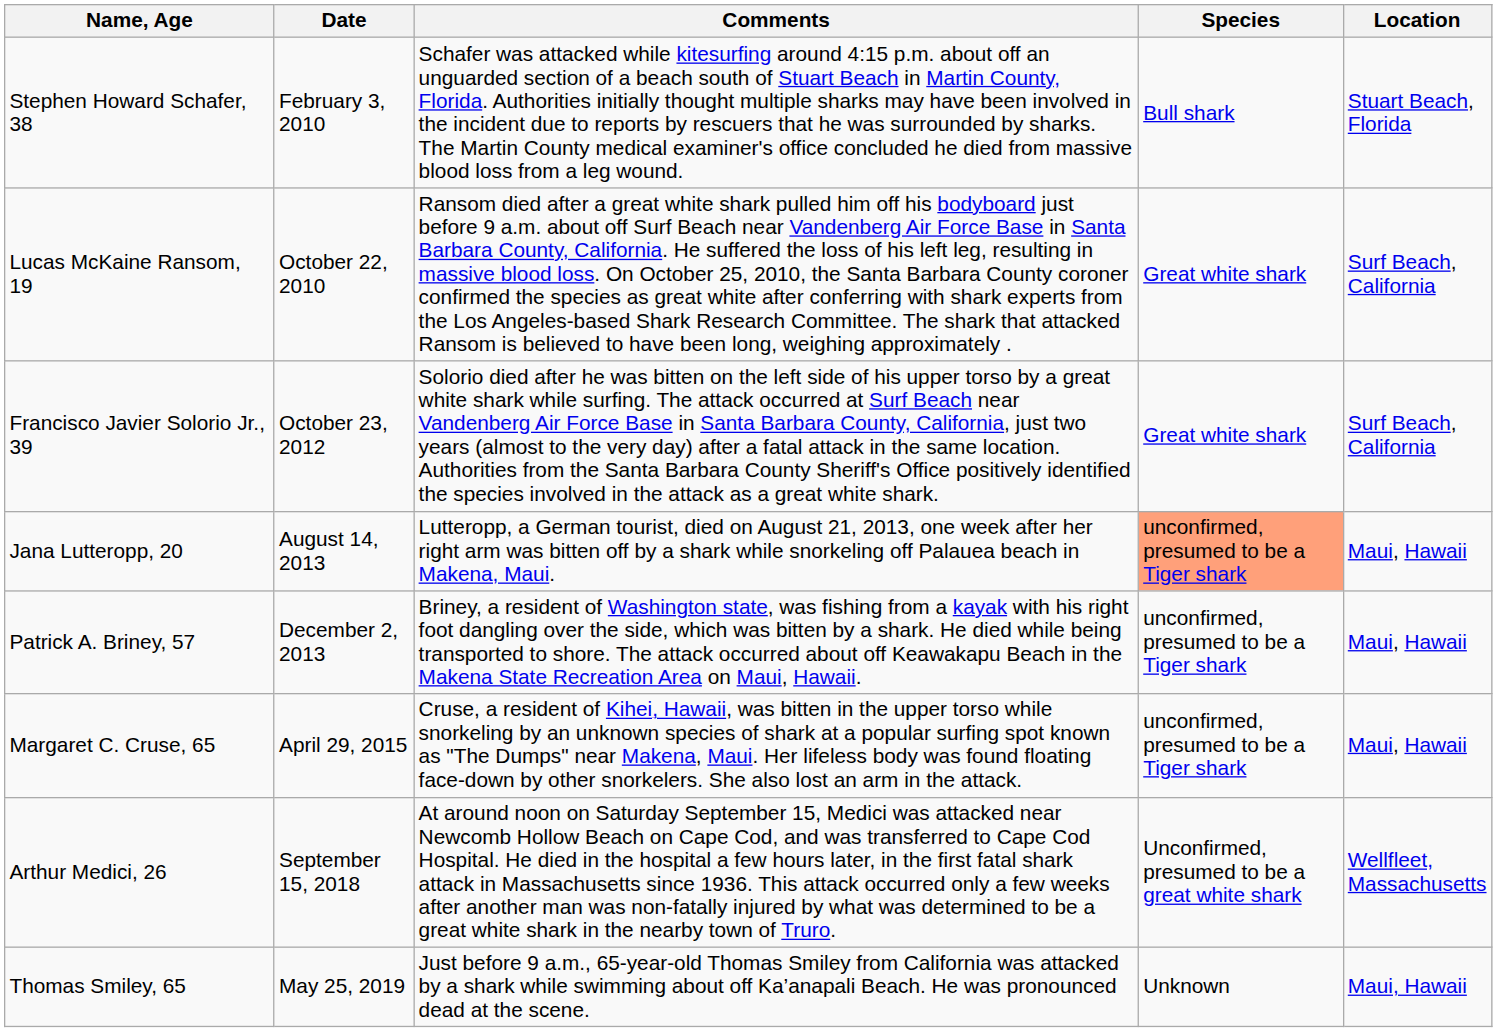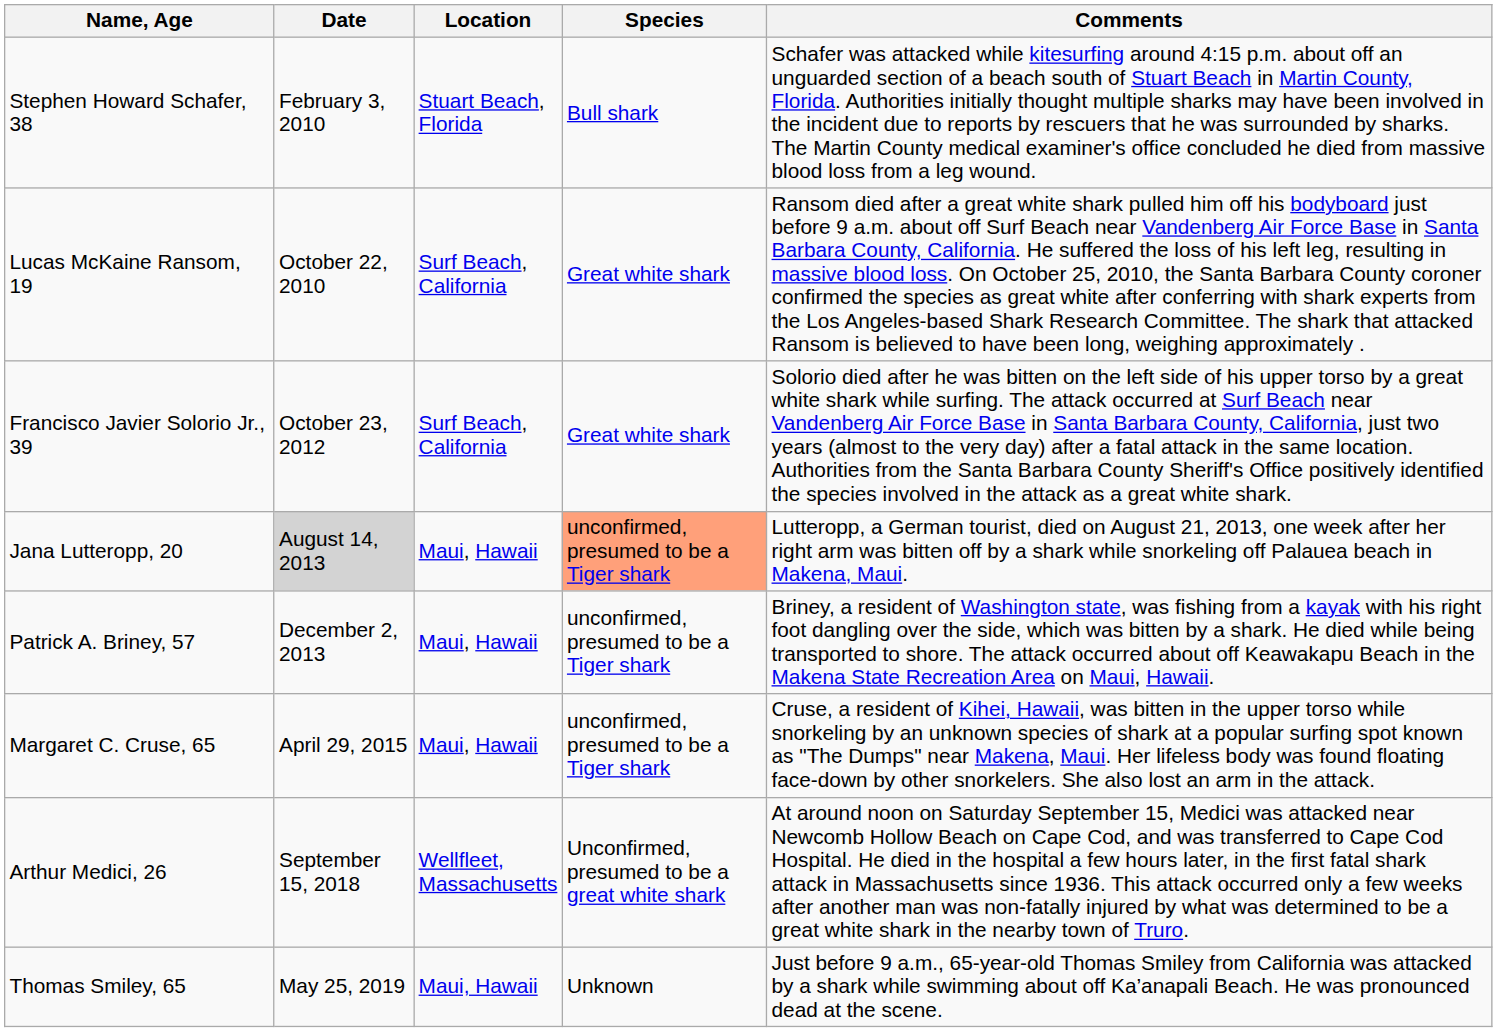columns swapped: (1417, 20) <-> (776, 20)
(329, 550) no background -> (329, 550) lightgrey background
